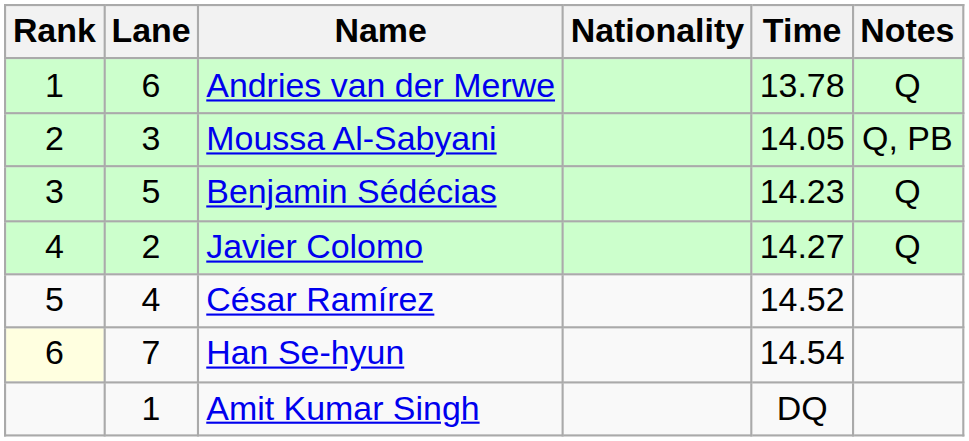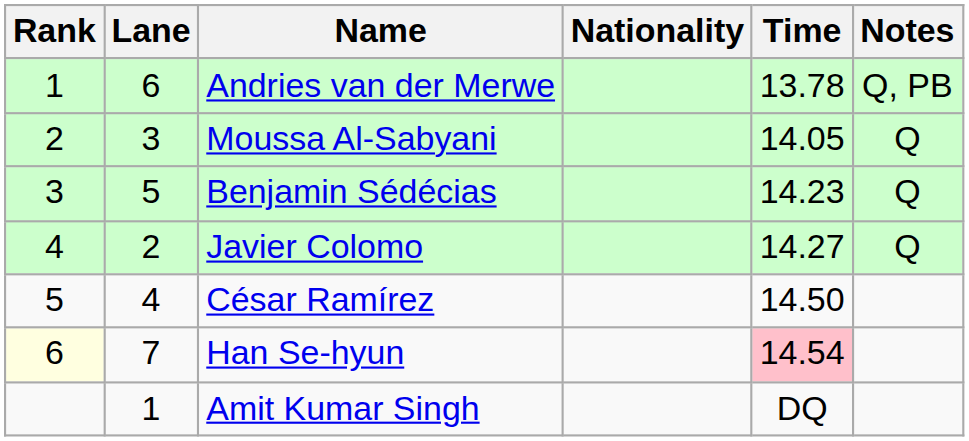(907, 85) Q -> (907, 85) Q, PB
(907, 138) Q, PB -> (907, 138) Q
(802, 300) 14.52 -> (802, 300) 14.50
(802, 354) no background -> (802, 354) pink background
